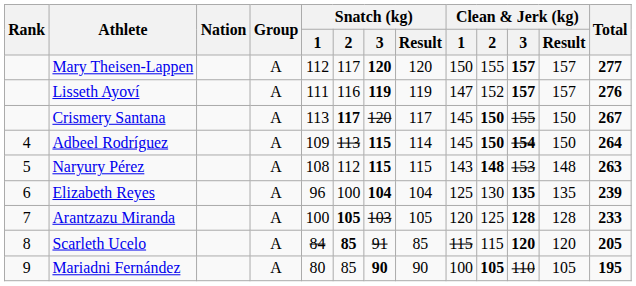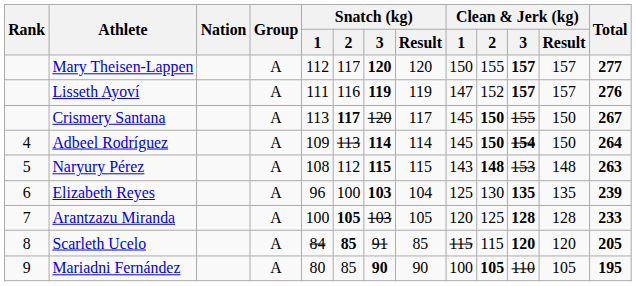(380, 142) 115 -> (380, 142) 114
(380, 192) 104 -> (380, 192) 103
